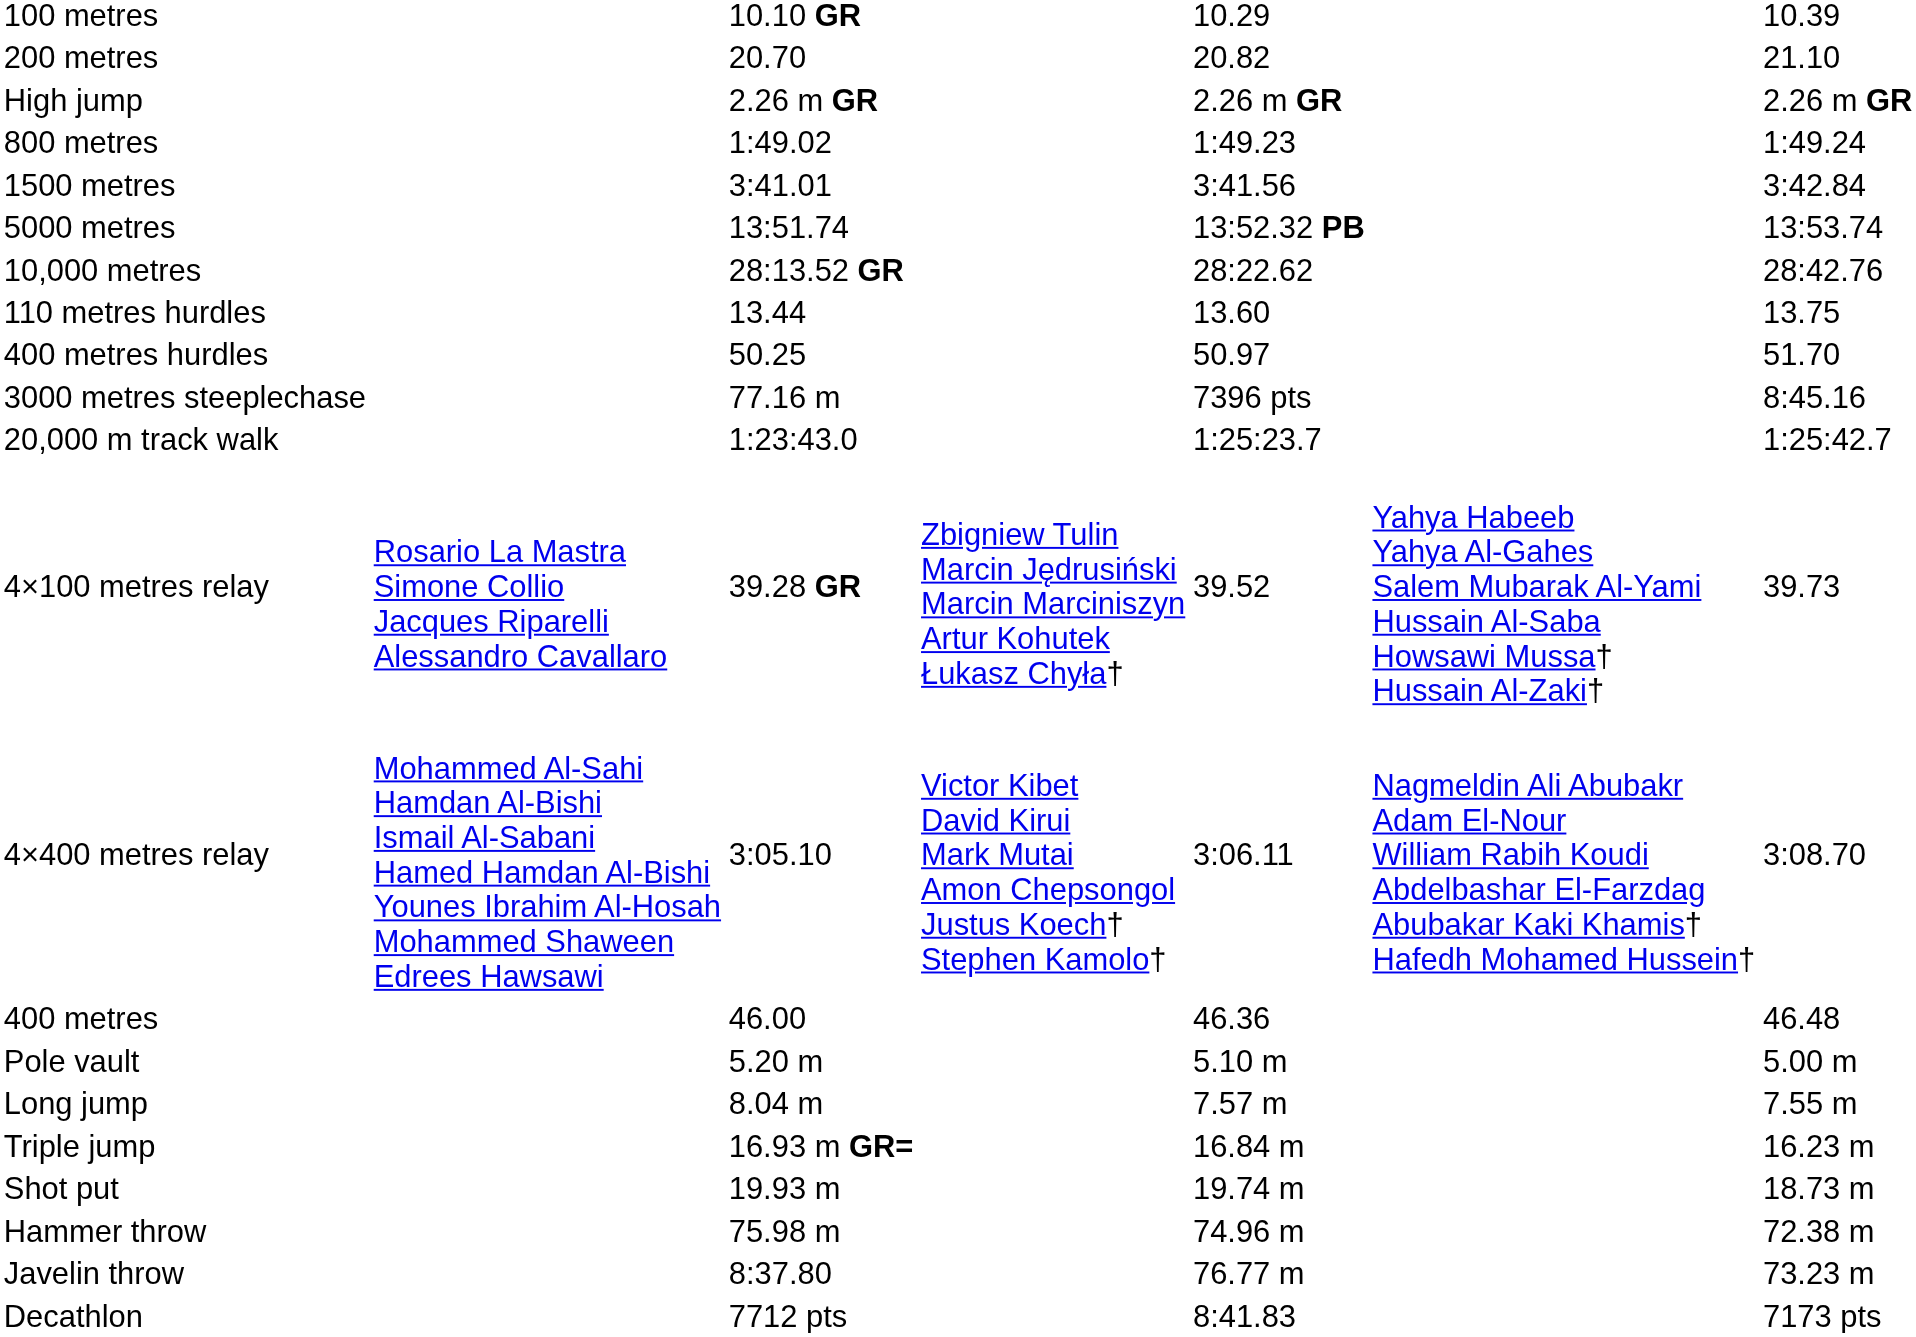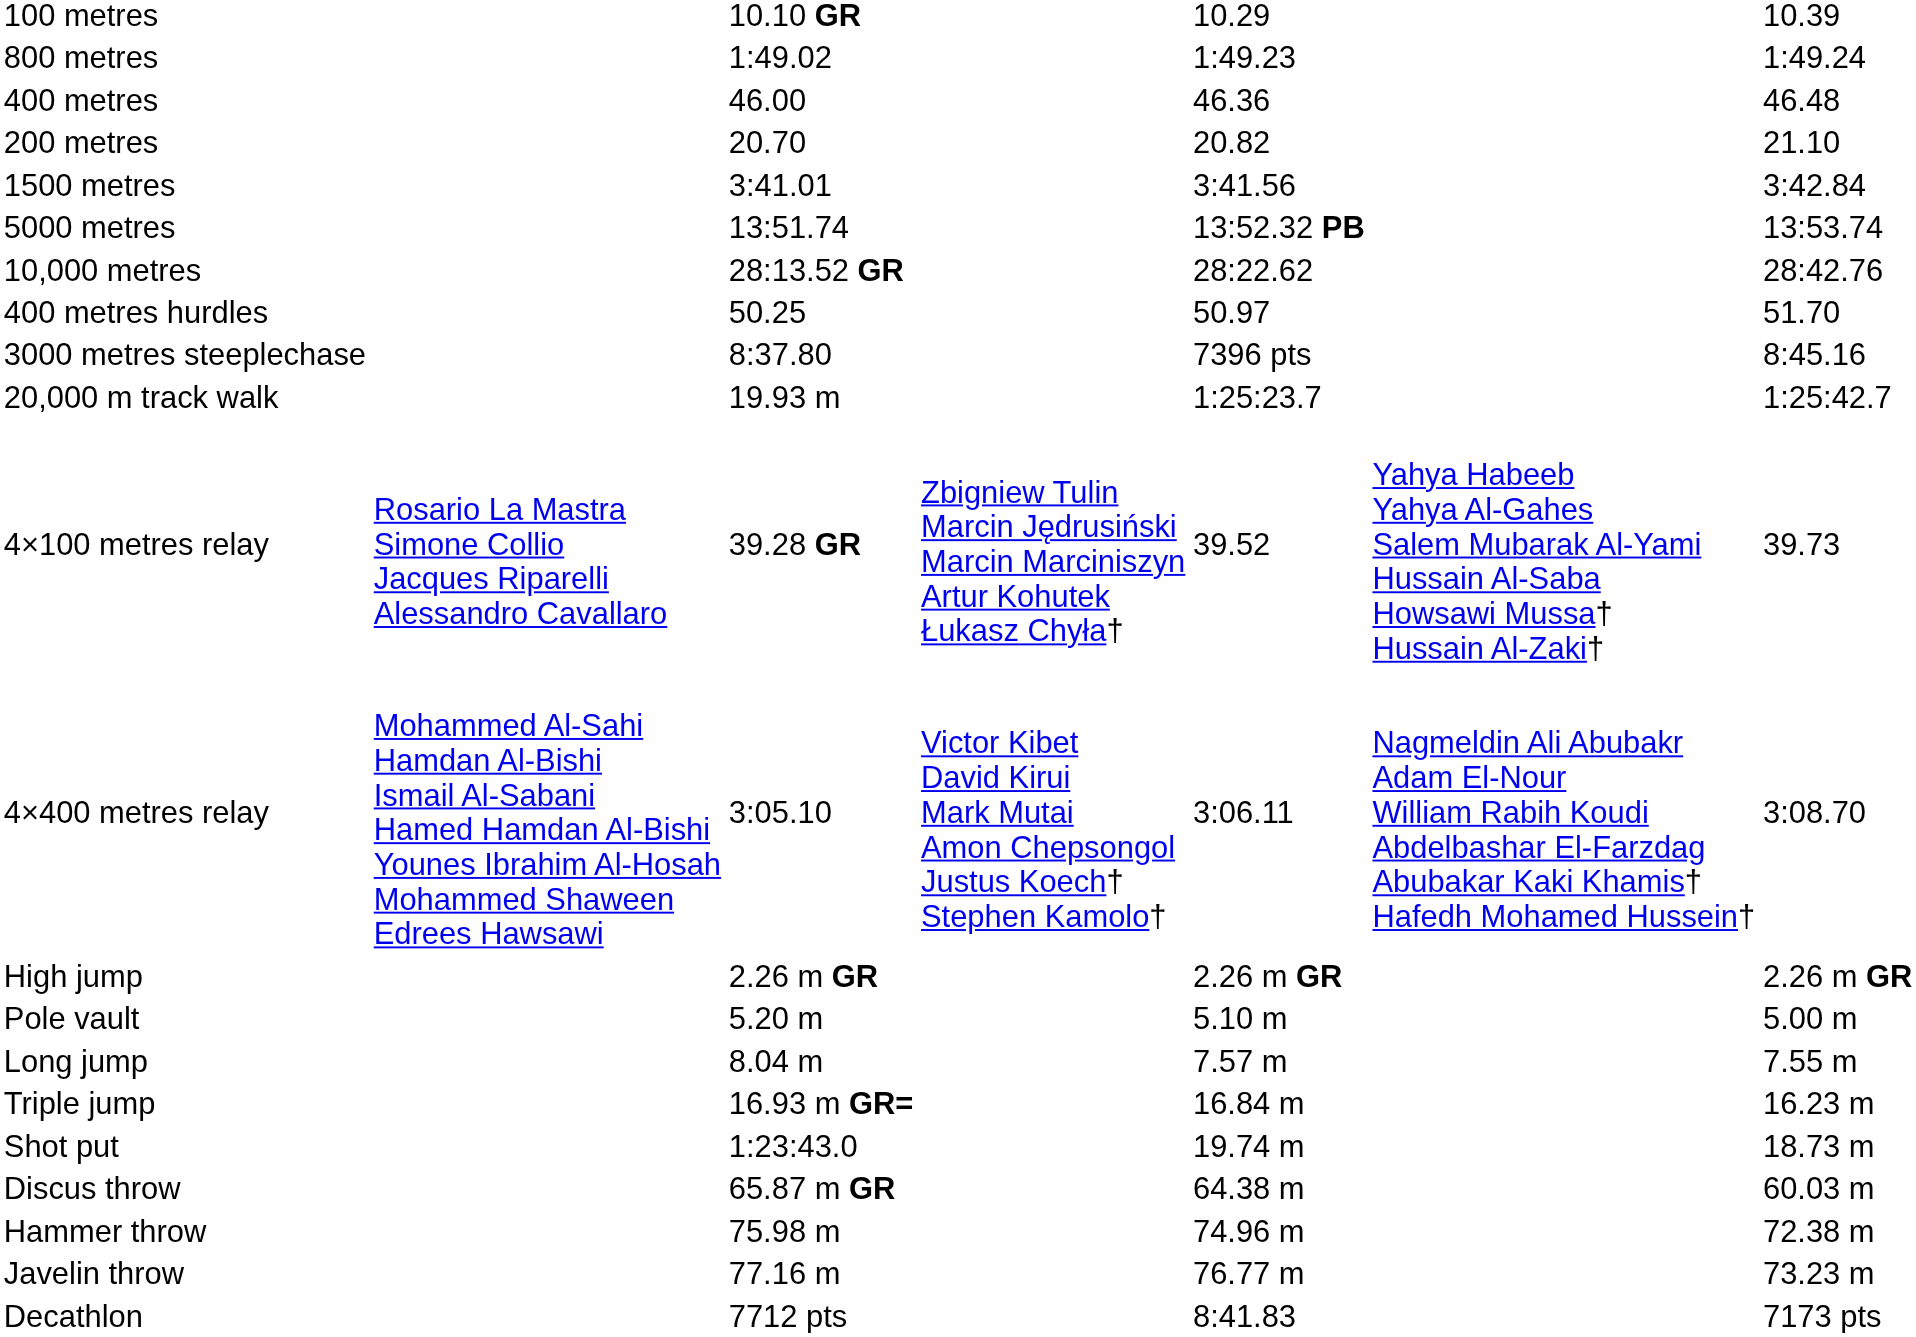rows swapped: (81, 58) <-> (81, 143)
rows swapped: (81, 1019) <-> (73, 100)
- row: (135, 312)
(785, 397) 77.16 m -> (780, 355) 8:37.80
(793, 440) 1:23:43.0 -> (785, 397) 19.93 m
(785, 1189) 19.93 m -> (793, 1146) 1:23:43.0
+ row: (92, 1189)
(780, 1274) 8:37.80 -> (785, 1274) 77.16 m
